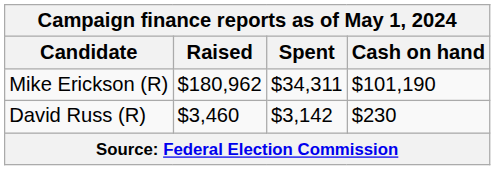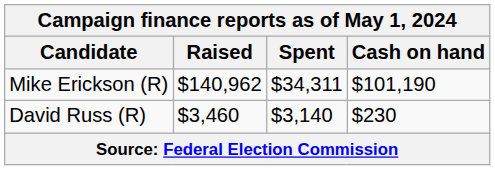(220, 84) $180,962 -> (220, 84) $140,962
(302, 116) $3,142 -> (302, 116) $3,140
